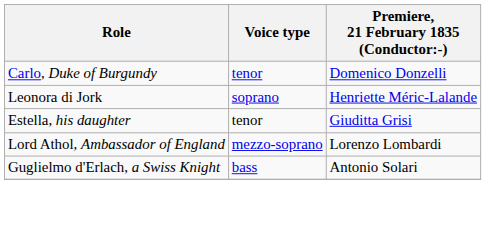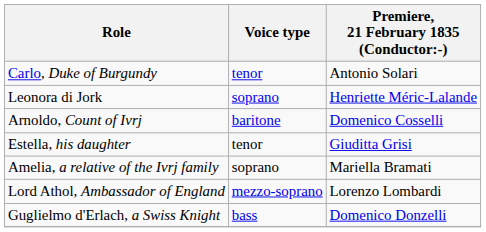(388, 73) Domenico Donzelli -> (374, 73) Antonio Solari
+ row: (75, 120)
+ row: (113, 167)
(374, 167) Antonio Solari -> (388, 214) Domenico Donzelli
